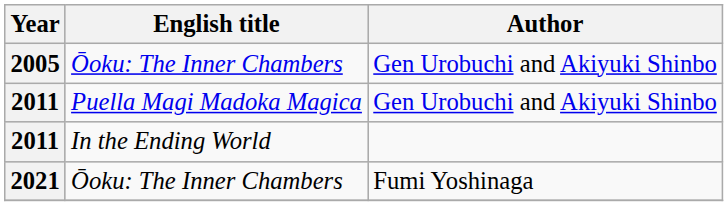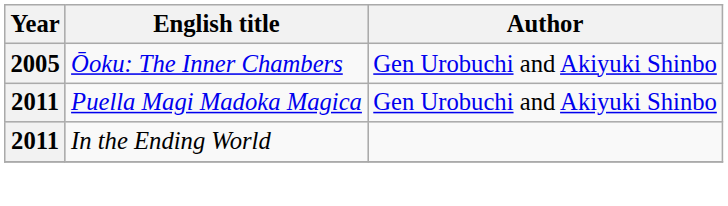- row: (35, 180)
